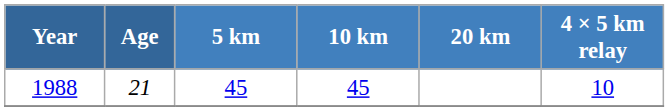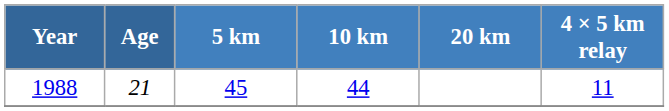(358, 87) 45 -> (358, 87) 44
(603, 87) 10 -> (603, 87) 11
